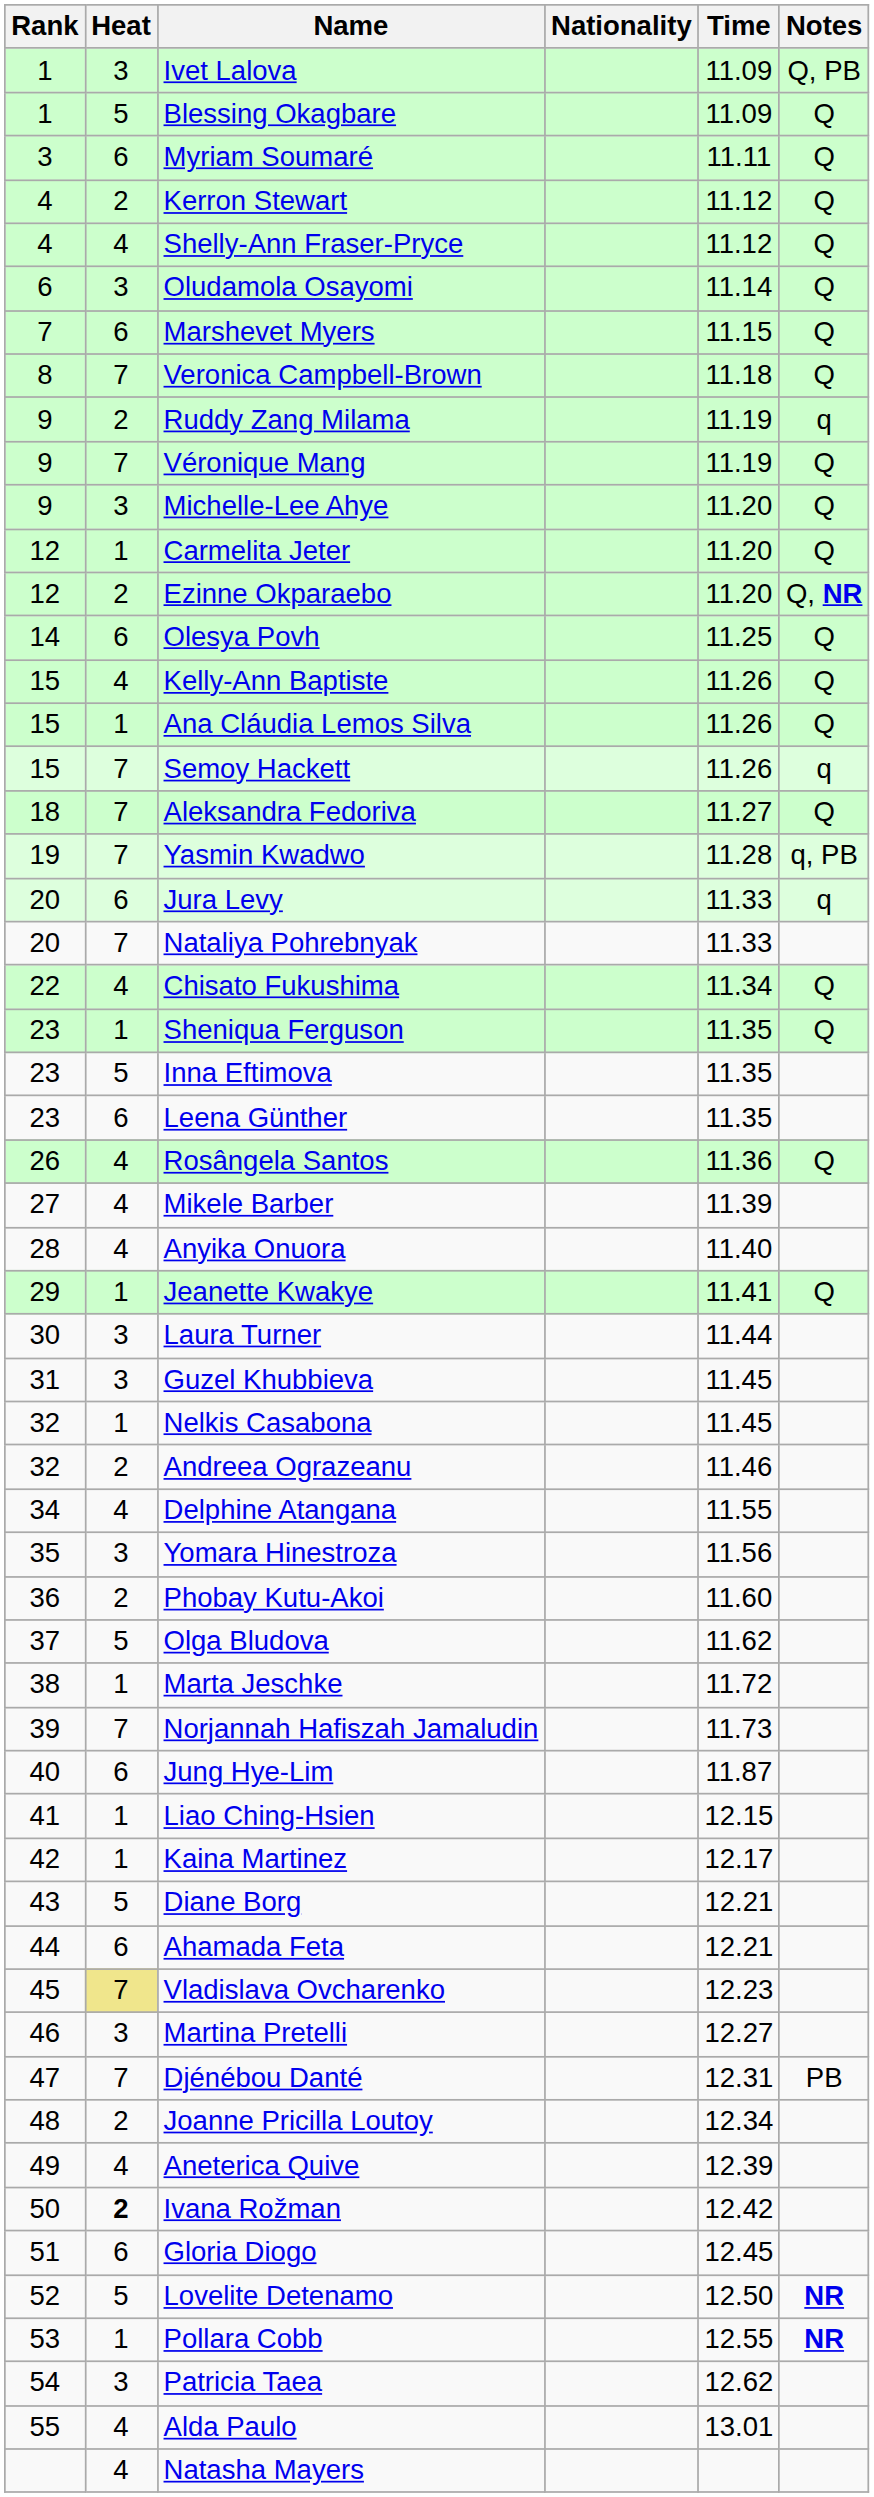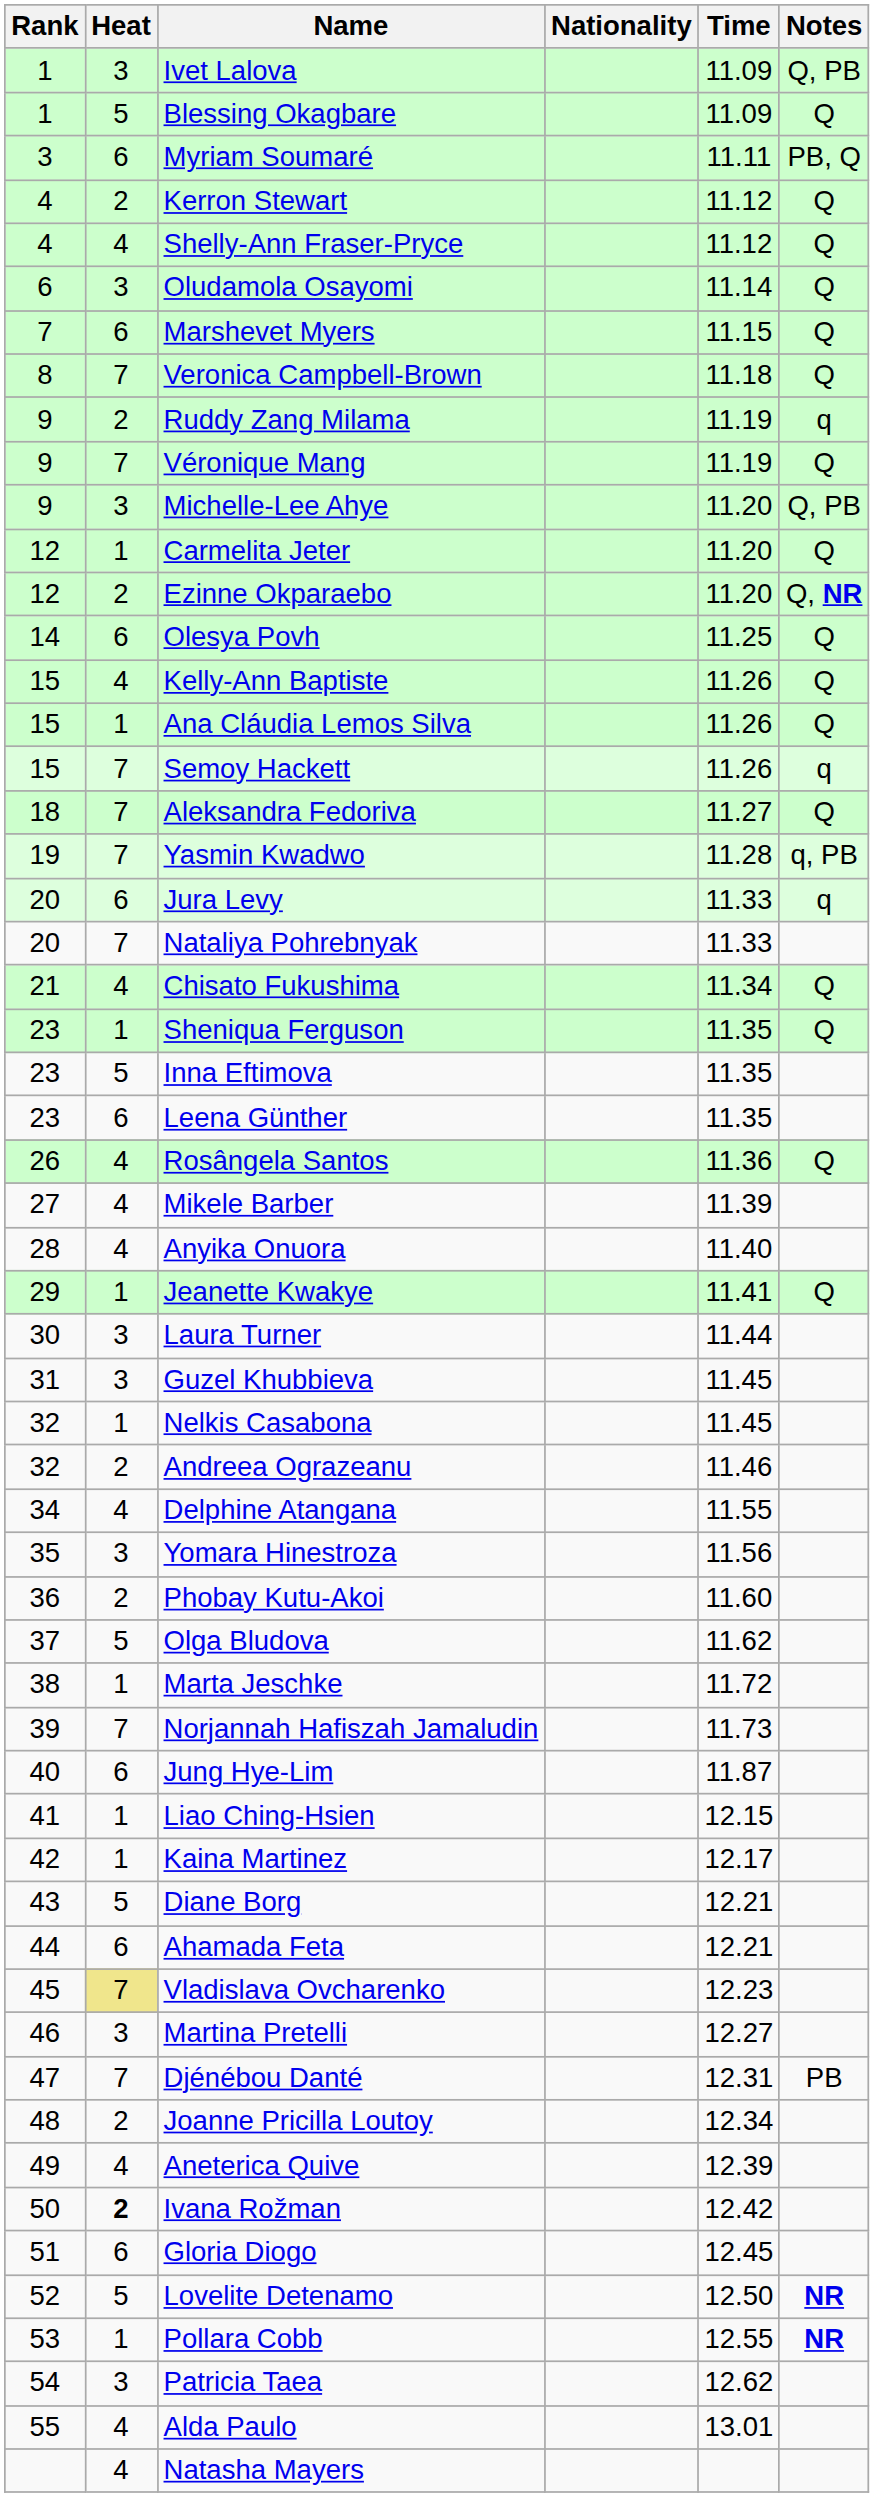(824, 157) Q -> (824, 157) PB, Q
(824, 506) Q -> (824, 506) Q, PB
(45, 986) 22 -> (45, 986) 21
